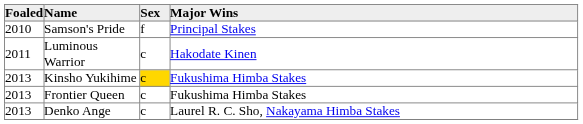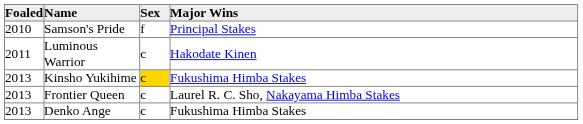(238, 94) Fukushima Himba Stakes -> (285, 94) Laurel R. C. Sho, Nakayama Himba Stakes
(285, 111) Laurel R. C. Sho, Nakayama Himba Stakes -> (238, 111) Fukushima Himba Stakes
